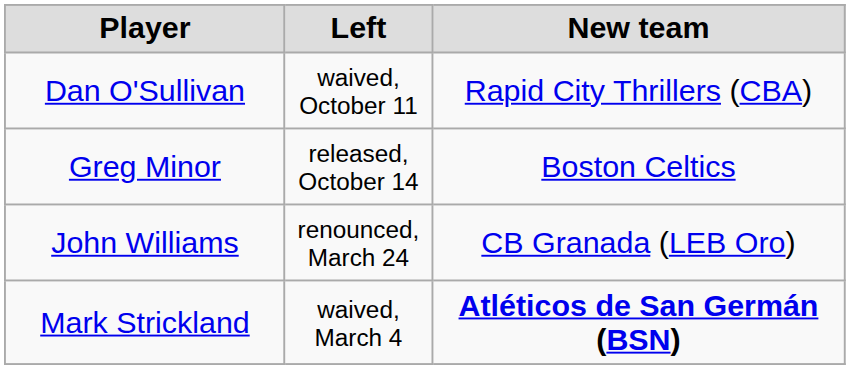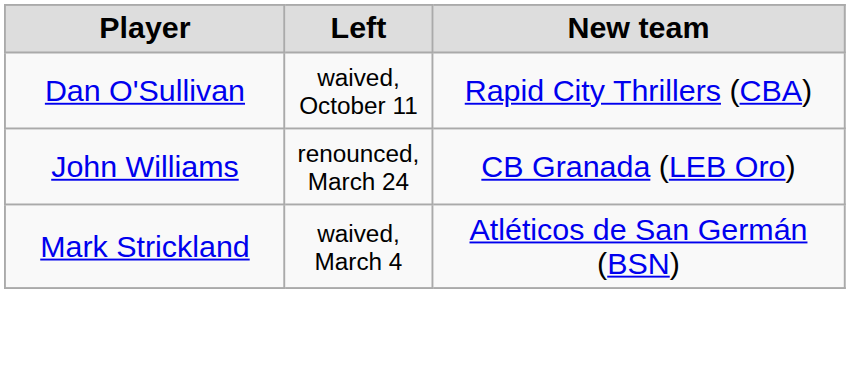- row: (145, 166)
(638, 321) bold -> (638, 245) normal
